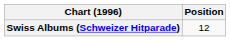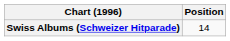(204, 28) 12 -> (204, 28) 14
